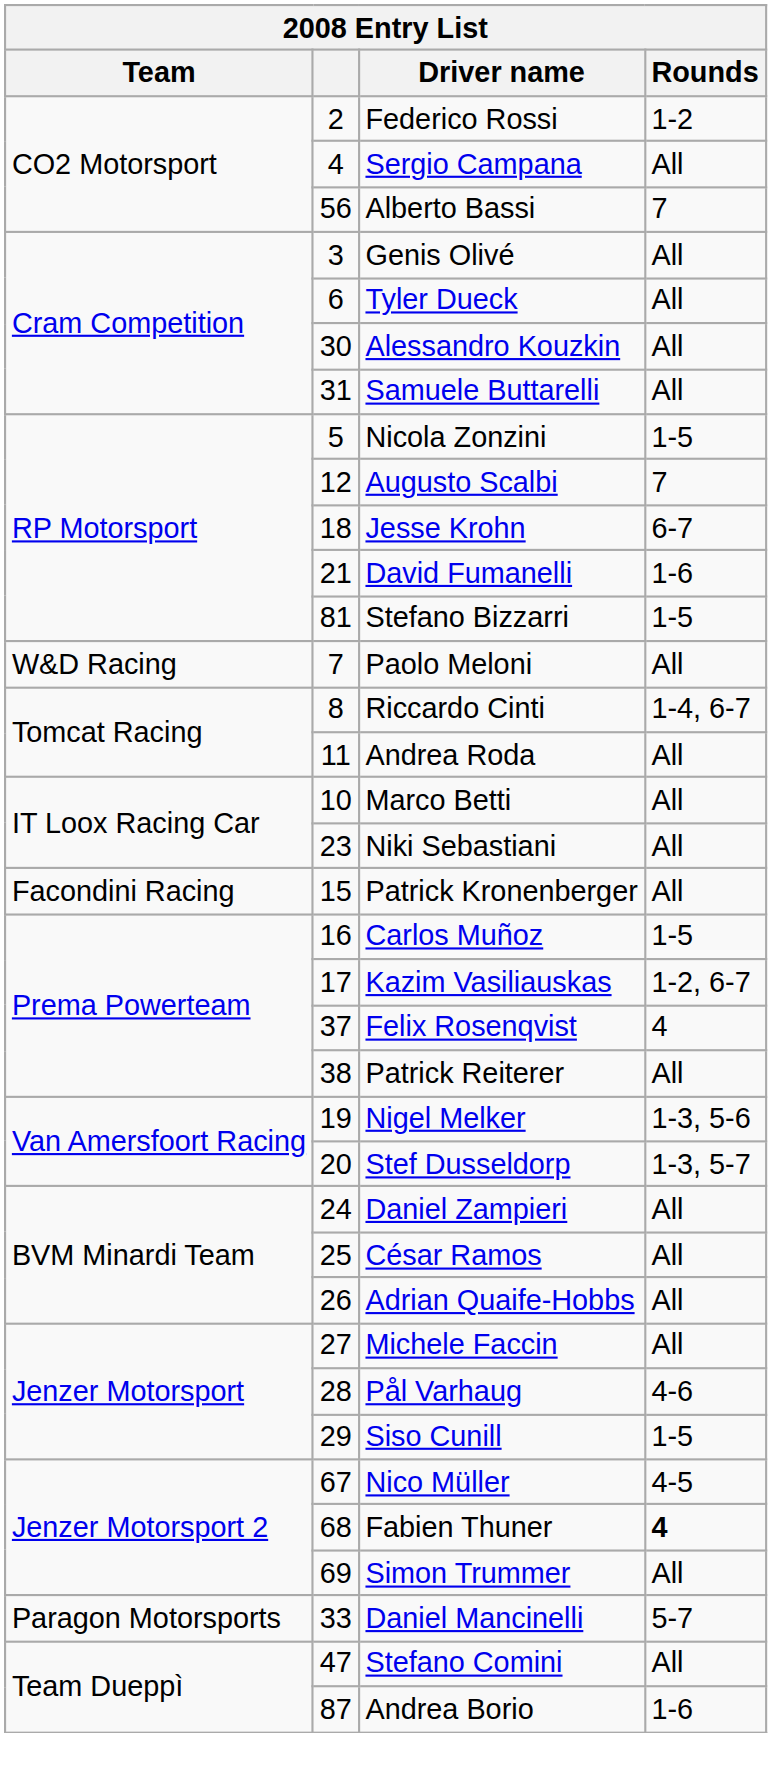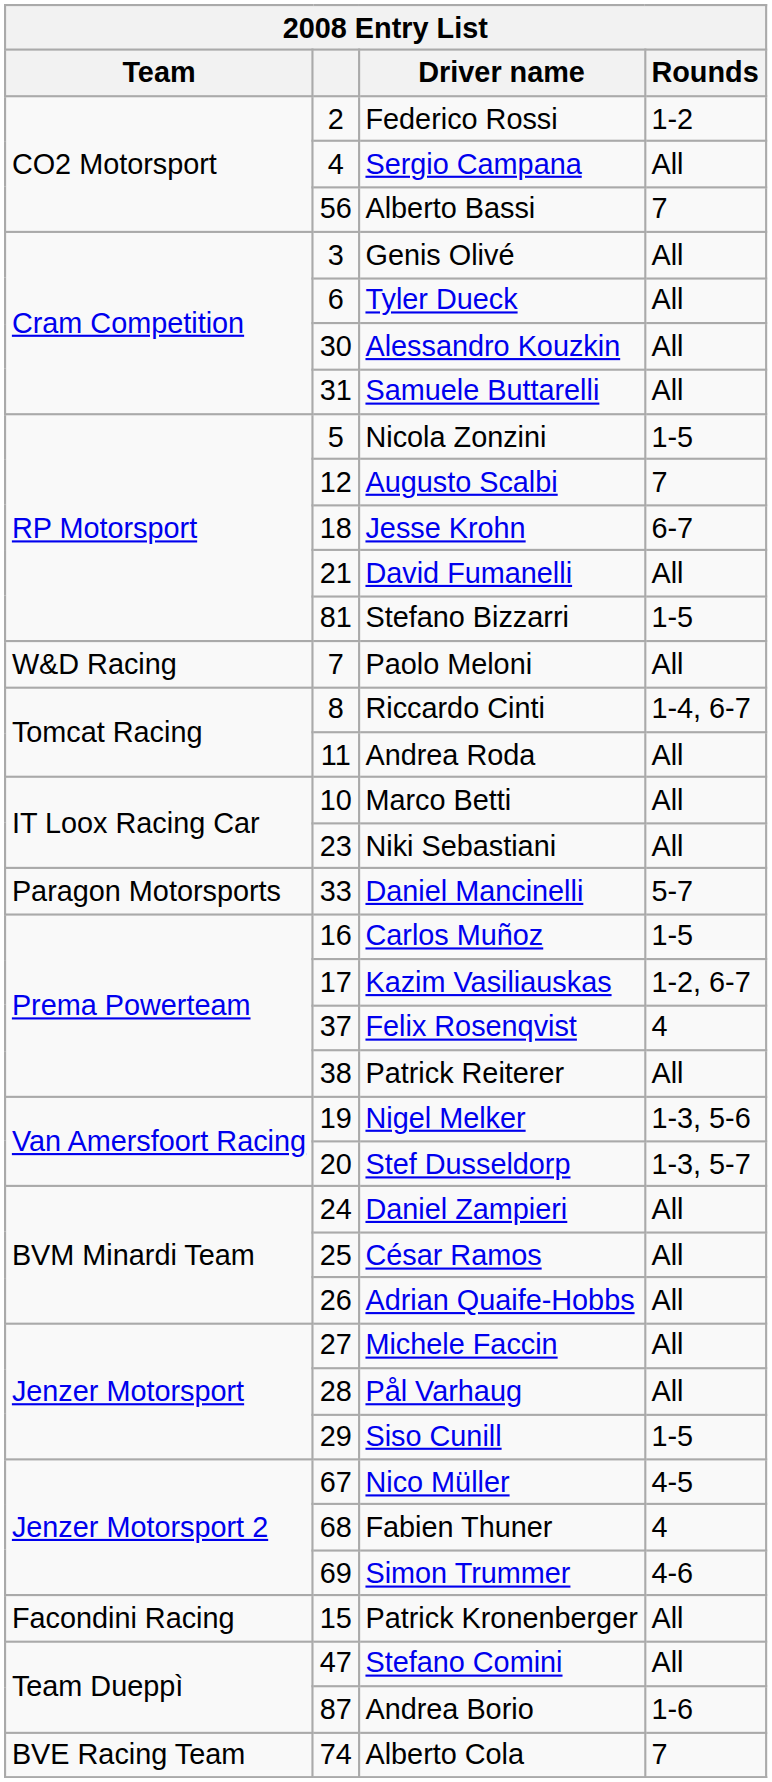(672, 573) 1-6 -> (667, 573) All
rows swapped: (502, 891) <-> (474, 1618)
(672, 1391) 4-6 -> (667, 1391) All
(659, 1527) bold -> (659, 1527) normal
(667, 1573) All -> (672, 1573) 4-6
+ row: (445, 1754)
